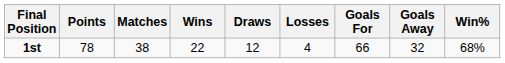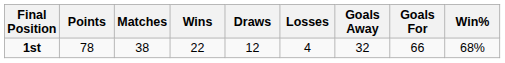columns swapped: (362, 21) <-> (417, 21)
